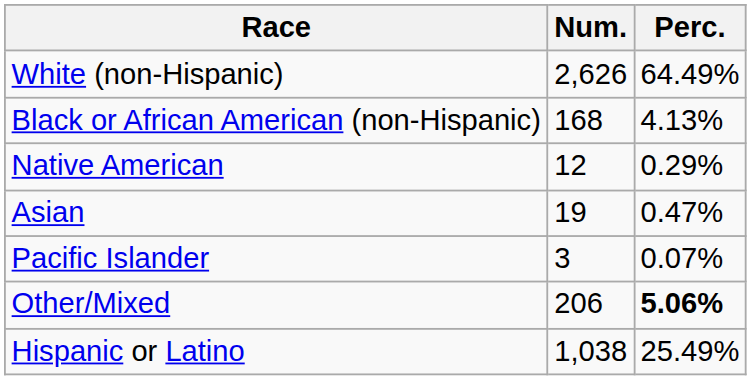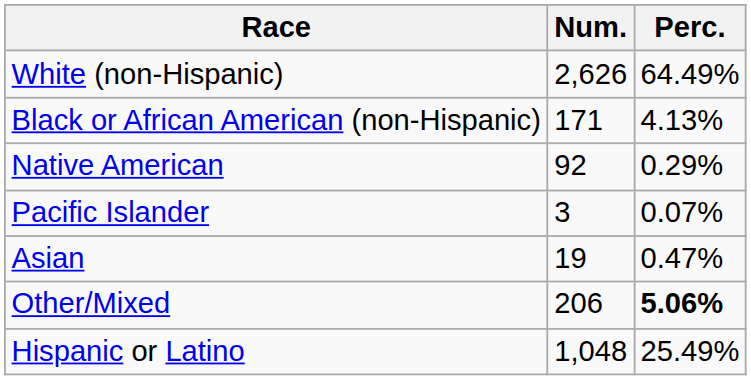(579, 119) 168 -> (579, 119) 171
(570, 166) 12 -> (570, 166) 92
rows swapped: (48, 212) <-> (110, 258)
(591, 350) 1,038 -> (591, 350) 1,048
